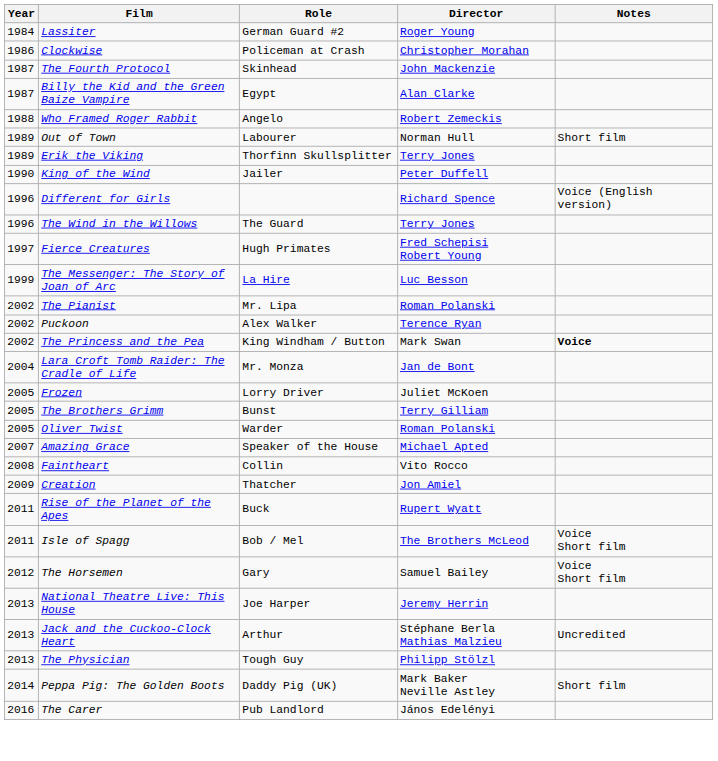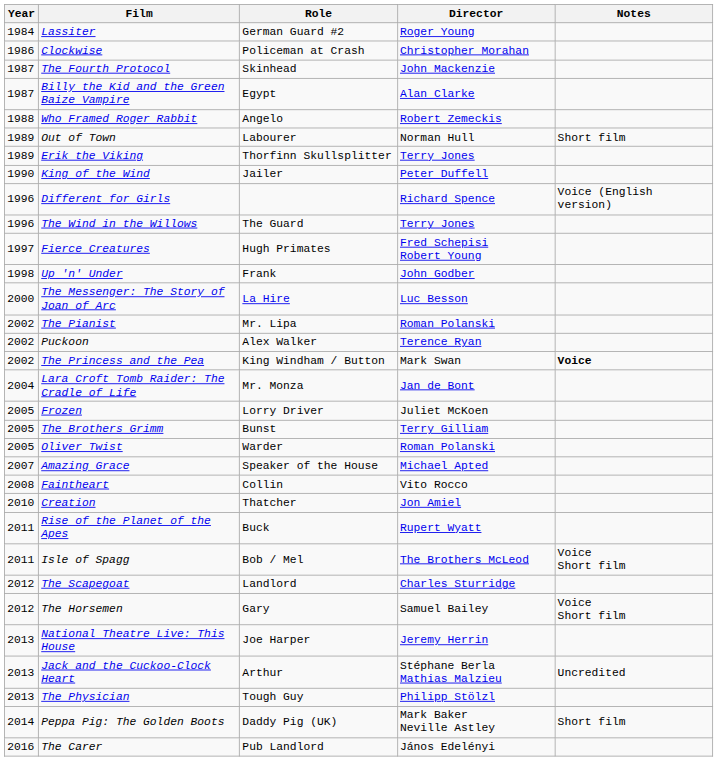+ row: (82, 274)
(21, 281) 1999 -> (21, 299) 2000
(21, 484) 2009 -> (21, 503) 2010
+ row: (85, 584)
